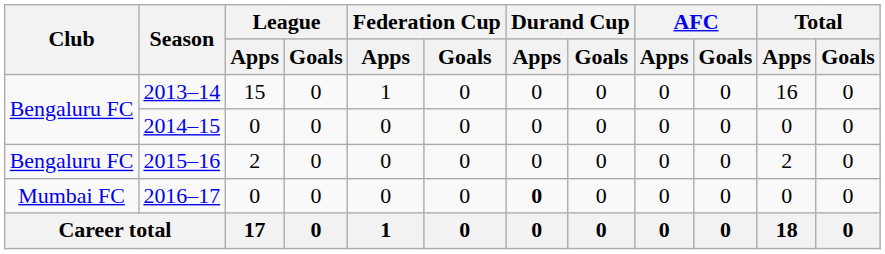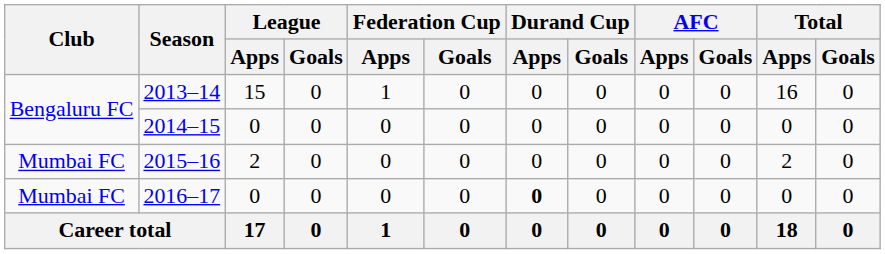(72, 160) Bengaluru FC -> (72, 160) Mumbai FC
